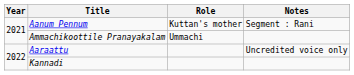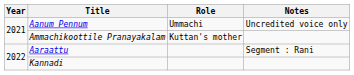(206, 24) Kuttan's mother -> (186, 24) Ummachi
(280, 24) Segment : Rani -> (297, 24) Uncredited voice only
(186, 37) Ummachi -> (206, 37) Kuttan's mother
(297, 50) Uncredited voice only -> (280, 50) Segment : Rani
